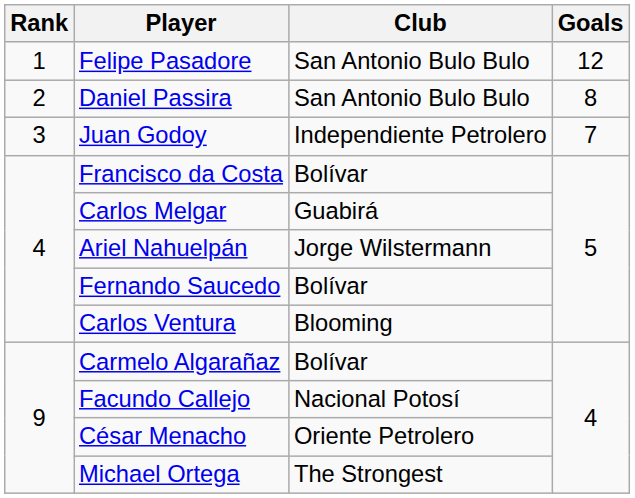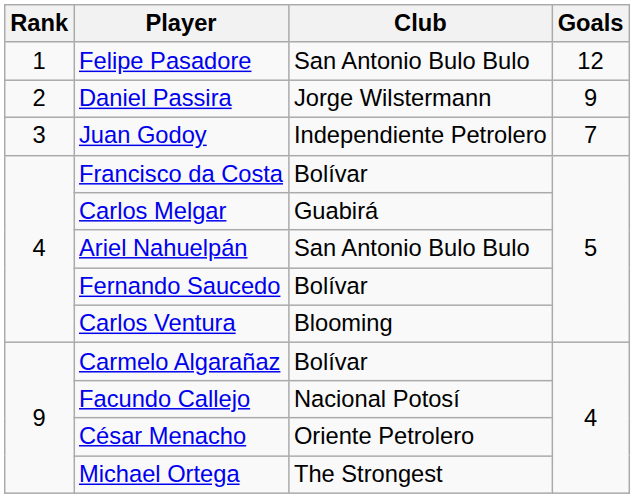(412, 98) San Antonio Bulo Bulo -> (393, 98) Jorge Wilstermann
(591, 98) 8 -> (591, 98) 9
(393, 248) Jorge Wilstermann -> (412, 248) San Antonio Bulo Bulo
